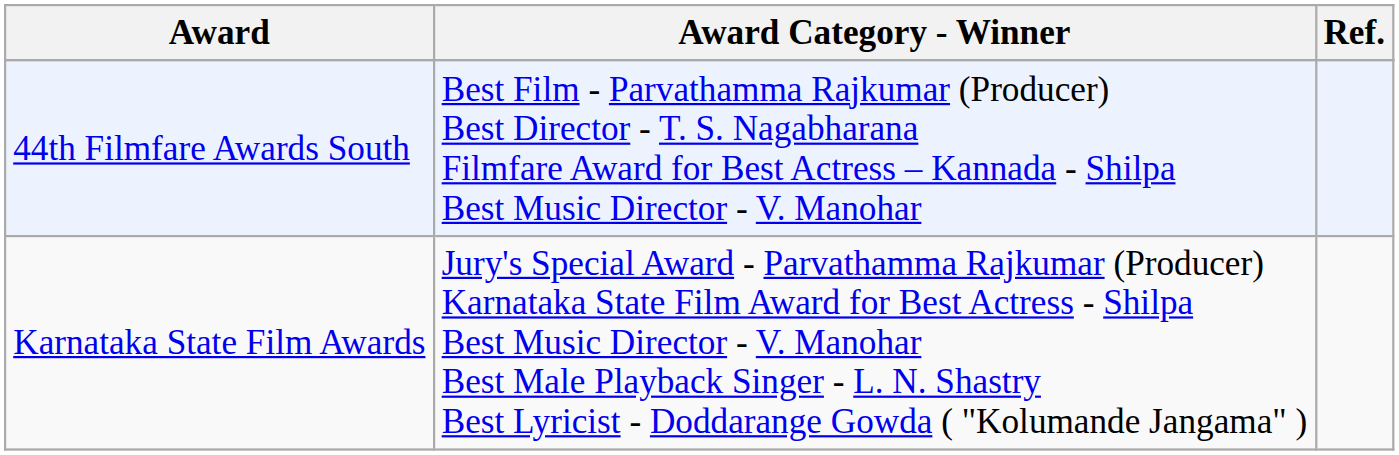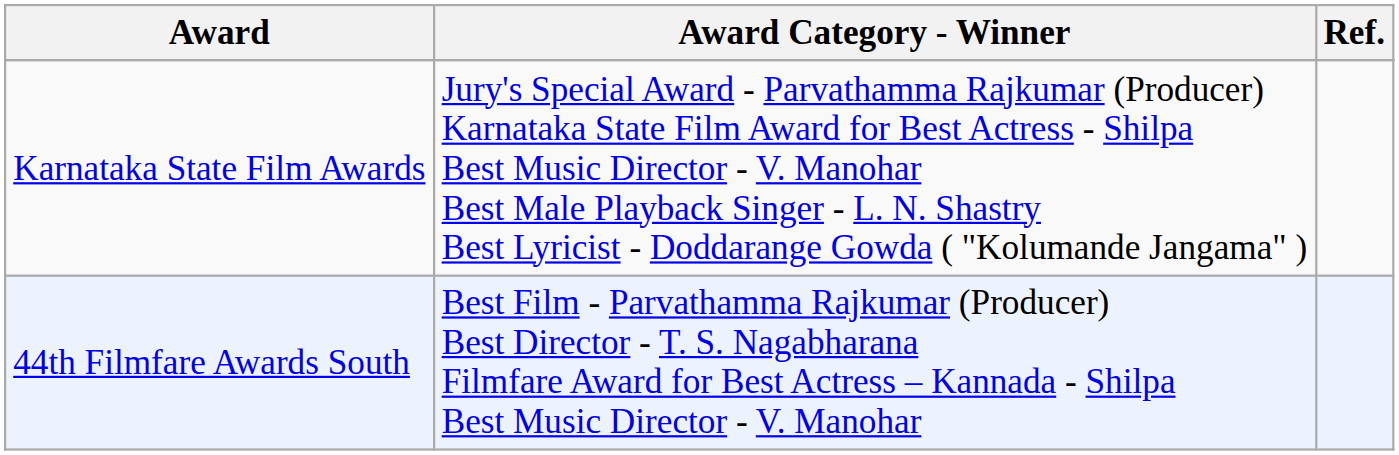rows swapped: (212, 147) <-> (219, 342)
